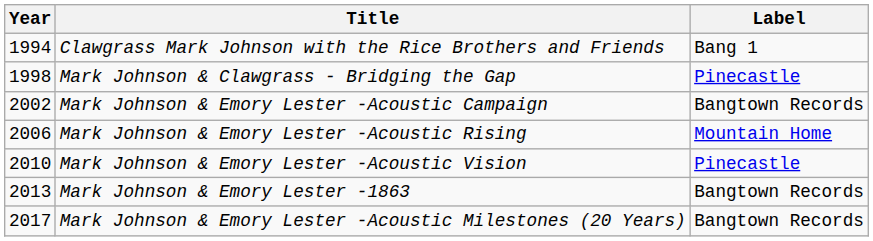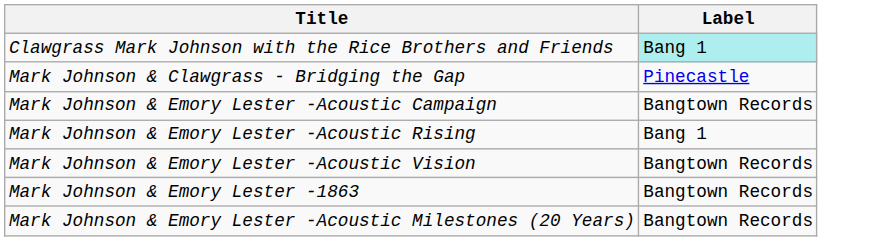- column: (30, 19)
(726, 48) no background -> (675, 48) paleturquoise background
(763, 134) Mountain Home -> (675, 134) Bang 1
(747, 163) Pinecastle -> (728, 163) Bangtown Records
